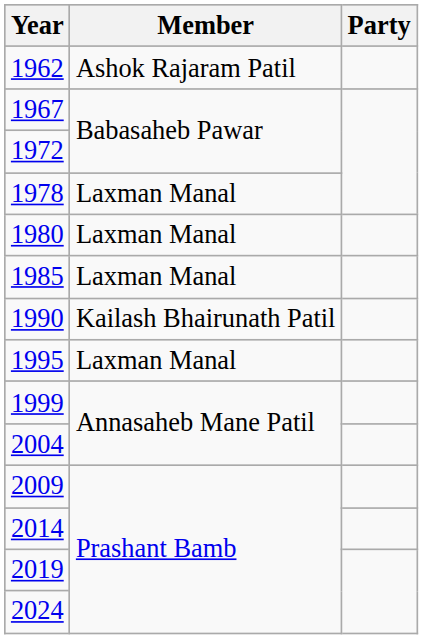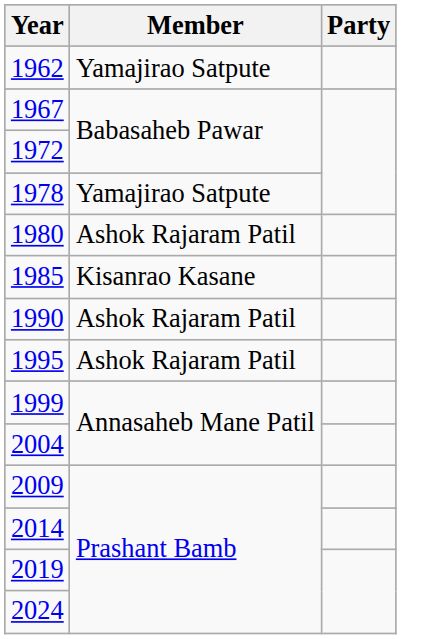(186, 67) Ashok Rajaram Patil -> (173, 67) Yamajirao Satpute
(156, 192) Laxman Manal -> (173, 192) Yamajirao Satpute
(156, 234) Laxman Manal -> (186, 234) Ashok Rajaram Patil
(156, 276) Laxman Manal -> (166, 276) Kisanrao Kasane
(206, 318) Kailash Bhairunath Patil -> (186, 318) Ashok Rajaram Patil
(156, 360) Laxman Manal -> (186, 360) Ashok Rajaram Patil
